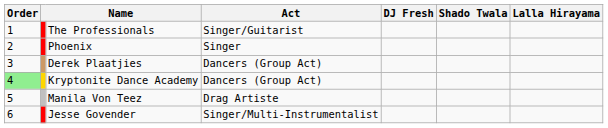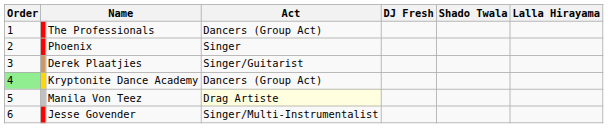(253, 30) Singer/Guitarist -> (263, 30) Dancers (Group Act)
(263, 64) Dancers (Group Act) -> (253, 64) Singer/Guitarist
(241, 98) no background -> (241, 98) lightyellow background
